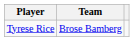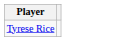- column: (90, 12)
